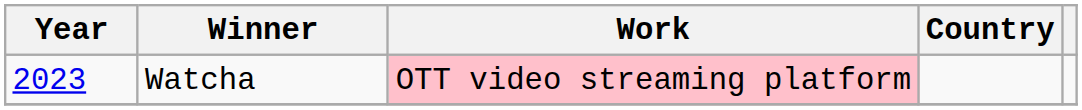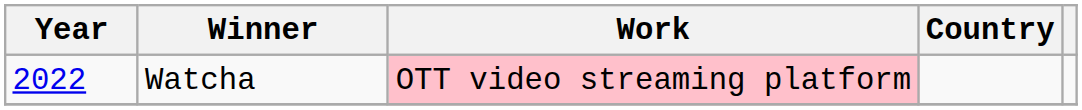(49, 80) 2023 -> (49, 80) 2022
